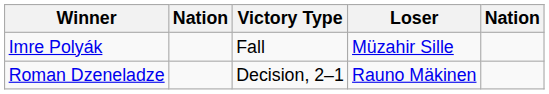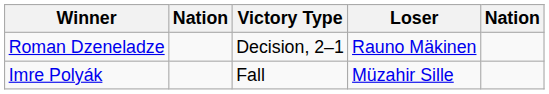rows swapped: (87, 74) <-> (56, 46)
